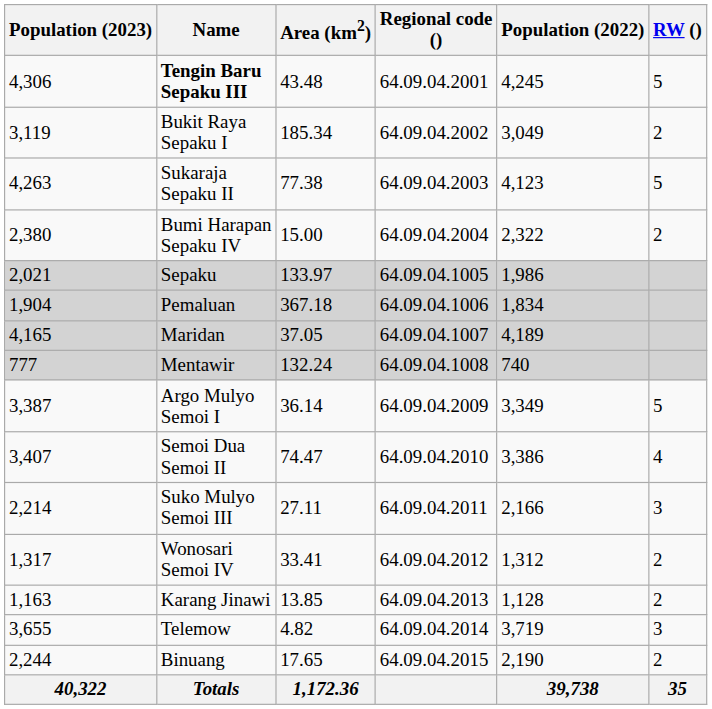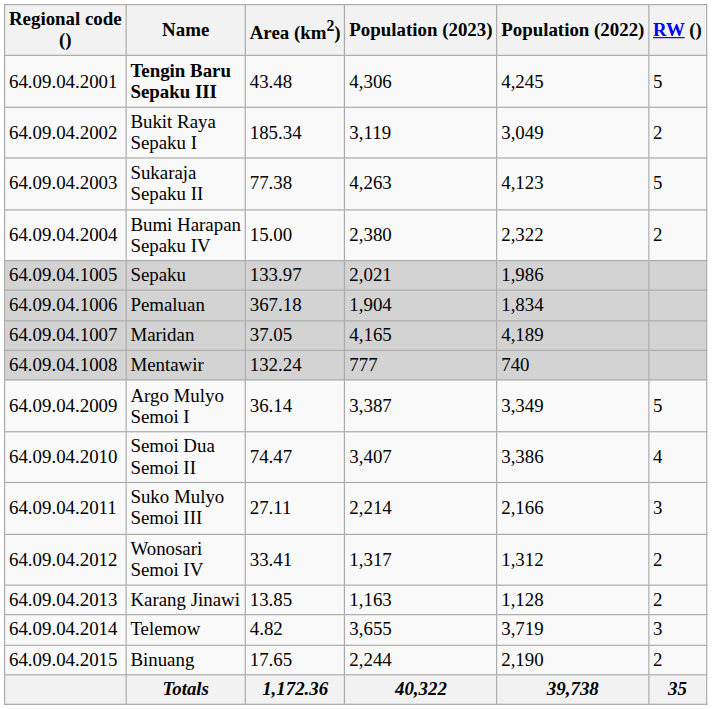columns swapped: (436, 30) <-> (81, 30)
